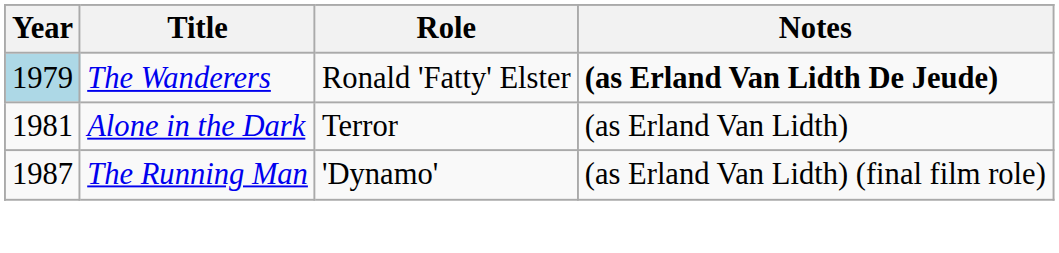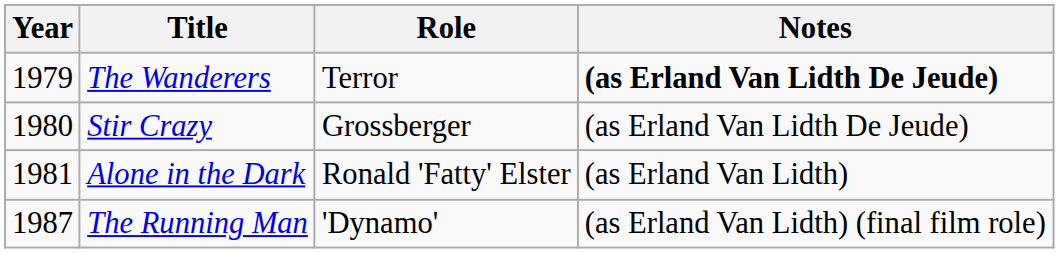(43, 77) lightblue background -> (43, 77) no background
(446, 77) Ronald 'Fatty' Elster -> (360, 77) Terror
+ row: (150, 125)
(360, 125) Terror -> (446, 174) Ronald 'Fatty' Elster
